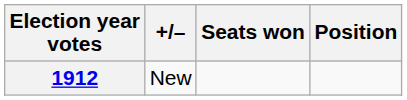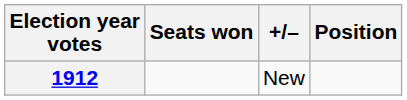columns swapped: (253, 32) <-> (171, 32)
